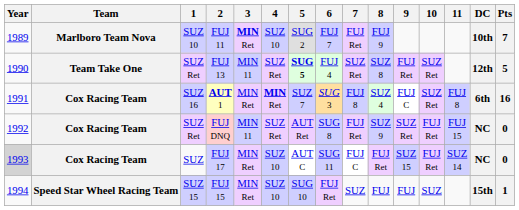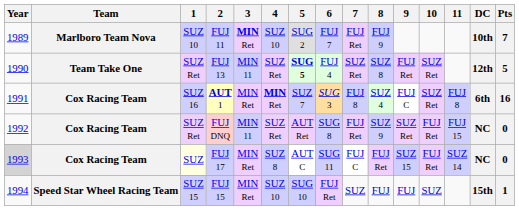(194, 160) no background -> (194, 160) lightyellow background
(275, 160) SUZ 10 -> (275, 160) SUZ 8
